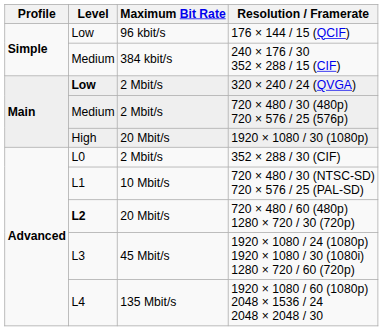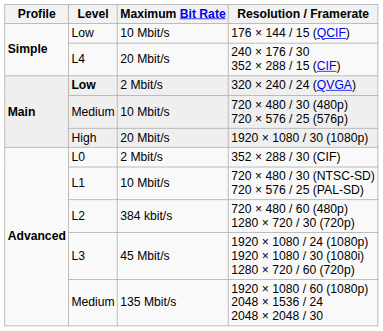(143, 33) 96 kbit/s -> (145, 33) 10 Mbit/s
(93, 59) Medium -> (78, 59) L4
(146, 59) 384 kbit/s -> (145, 59) 20 Mbit/s
(142, 111) 2 Mbit/s -> (145, 111) 10 Mbit/s
(79, 216) bold -> (78, 216) normal
(145, 216) 20 Mbit/s -> (146, 216) 384 kbit/s
(78, 302) L4 -> (93, 302) Medium
